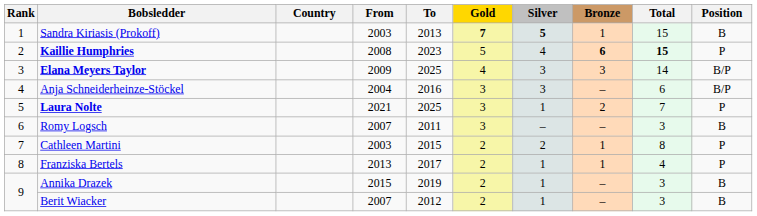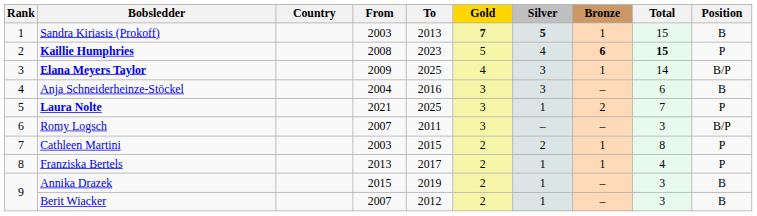(602, 70) 3 -> (602, 70) 1
(722, 88) B/P -> (722, 88) B
(722, 126) B -> (722, 126) B/P
